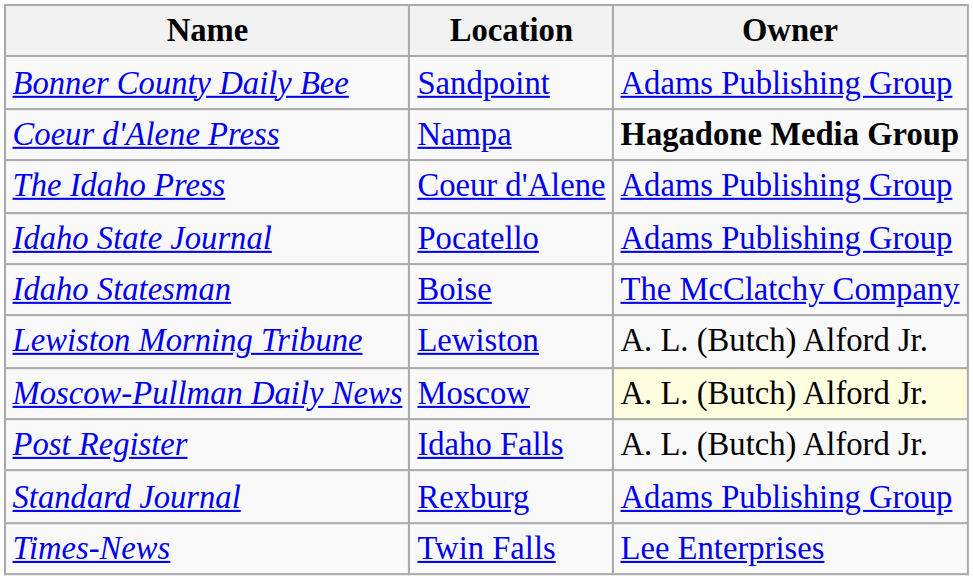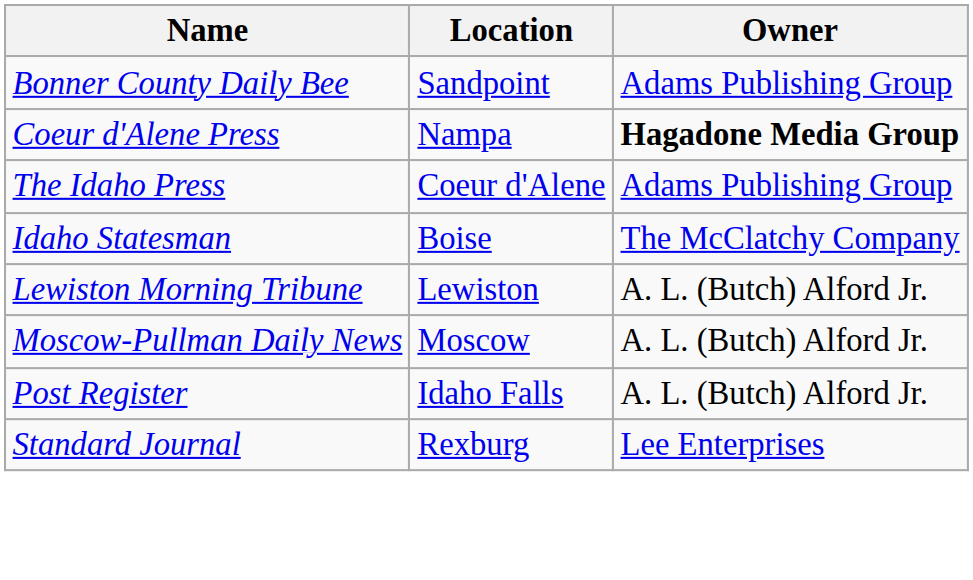- row: (142, 237)
(774, 392) lightyellow background -> (774, 340) no background
(786, 496) Adams Publishing Group -> (722, 444) Lee Enterprises
- row: (91, 548)
